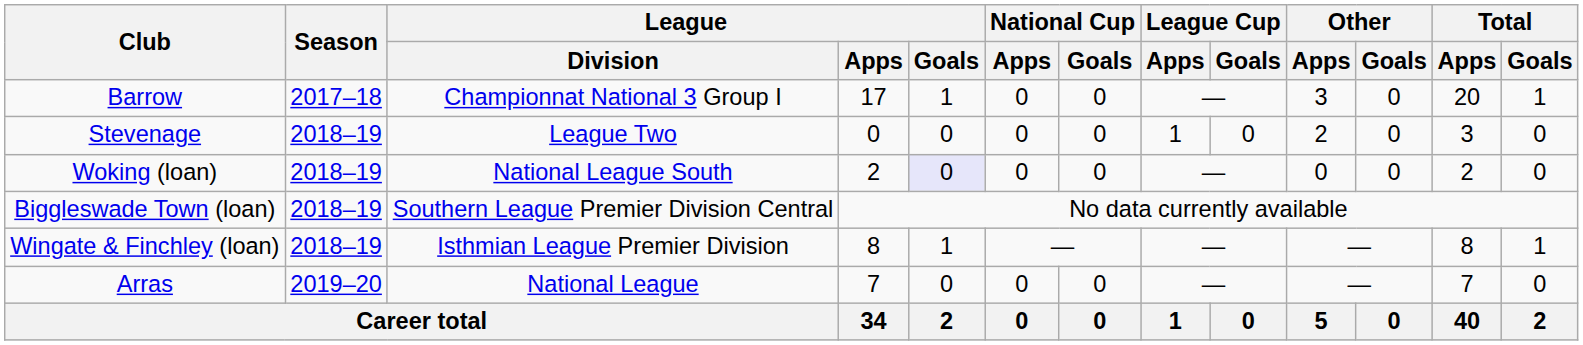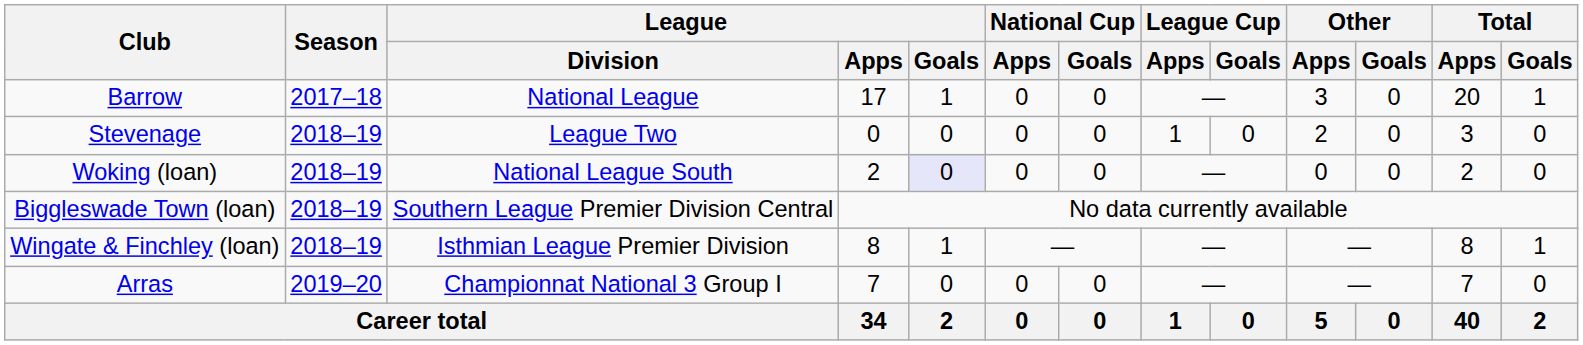(613, 97) Championnat National 3 Group I -> (613, 97) National League
(613, 284) National League -> (613, 284) Championnat National 3 Group I
